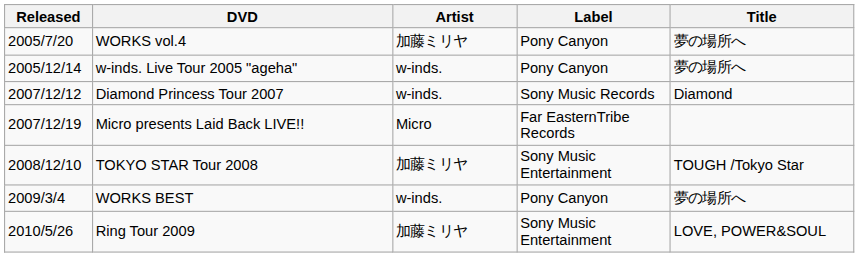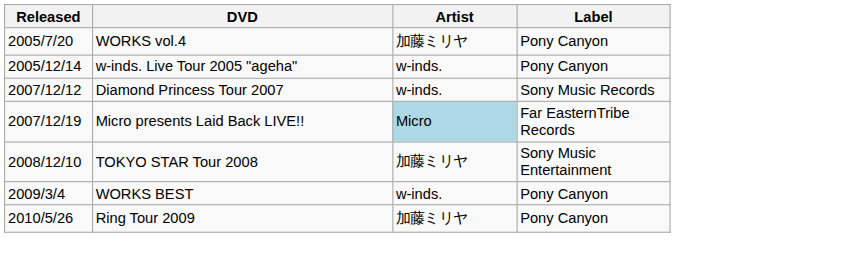- column: (762, 17)
(414, 125) no background -> (414, 122) lightblue background
(566, 232) Sony Music Entertainment -> (564, 219) Pony Canyon
